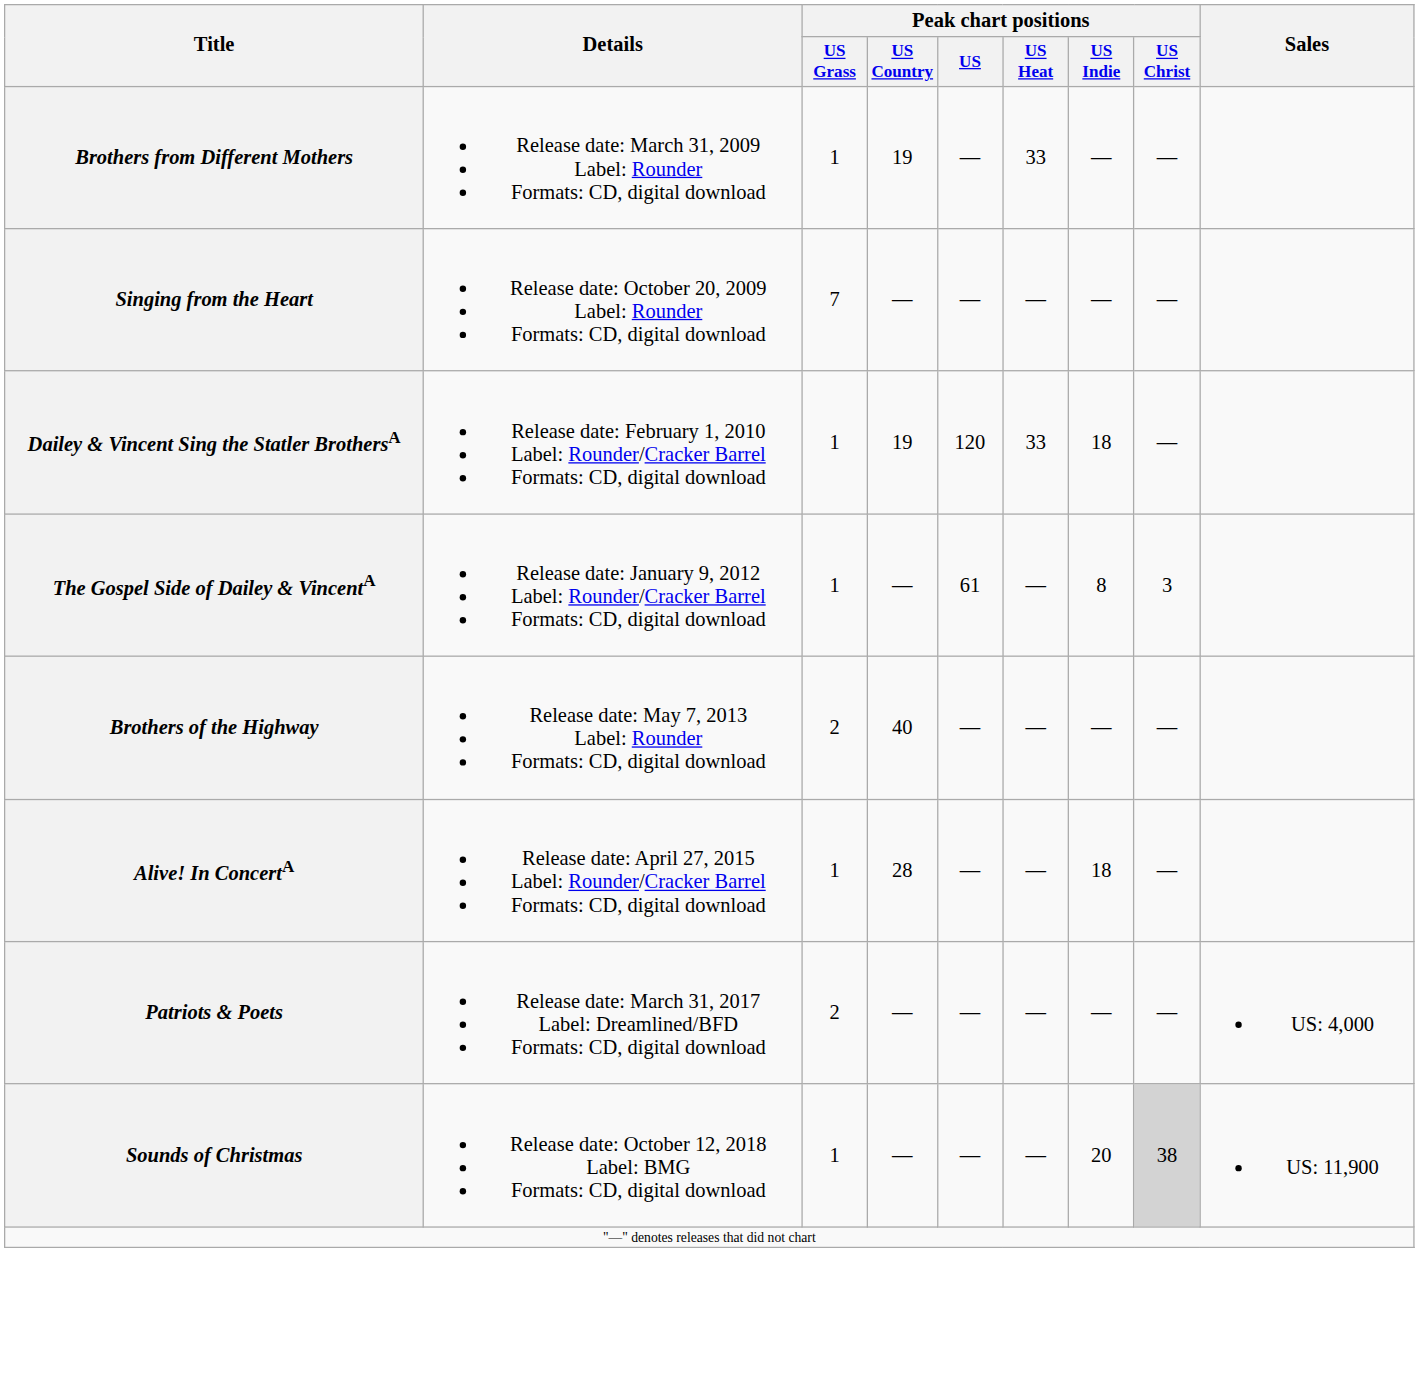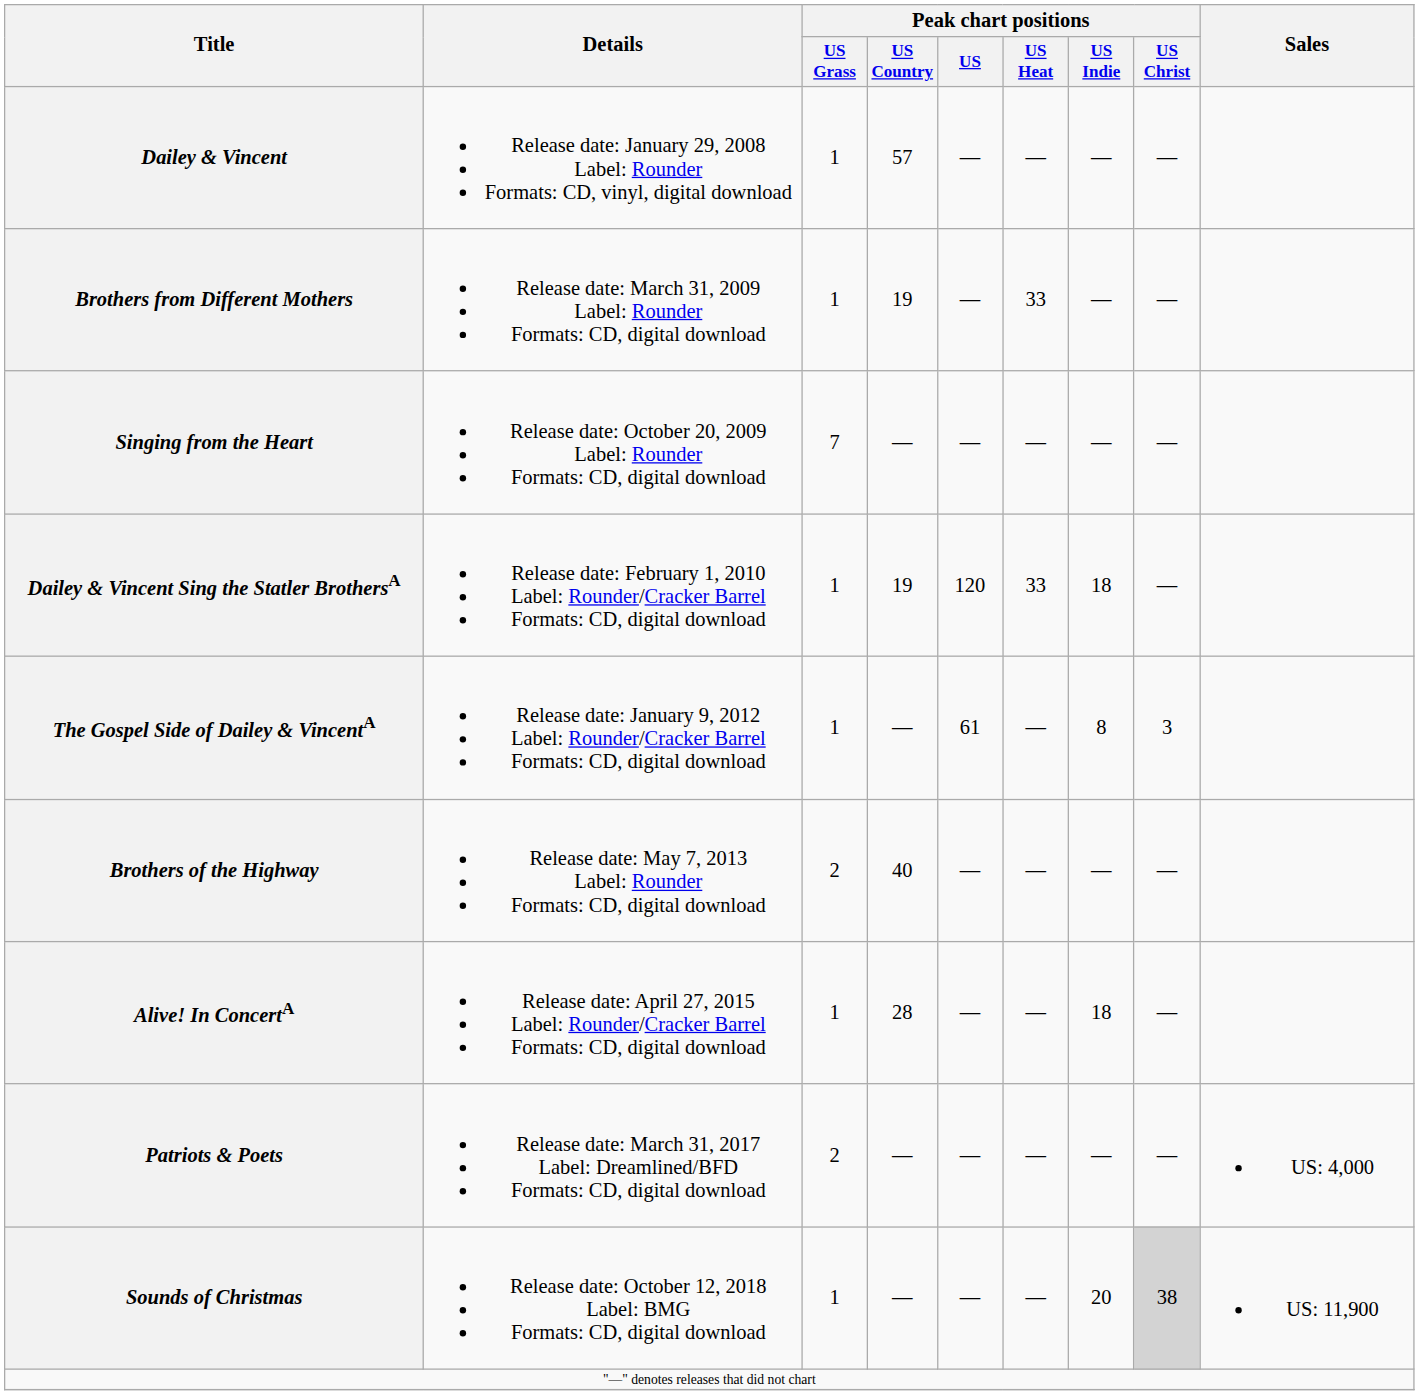+ row: (214, 157)
